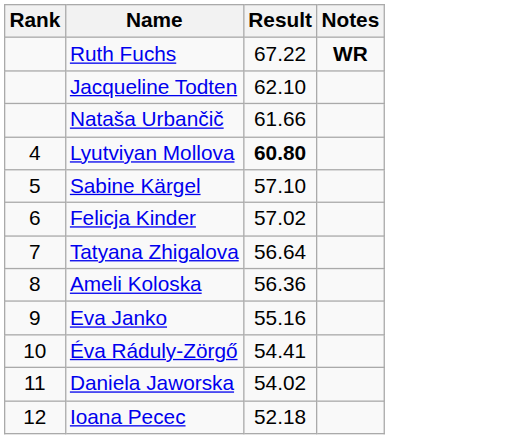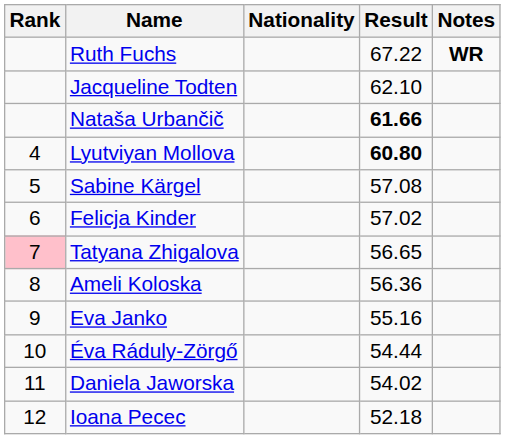+ column: (301, 20)
(280, 119) normal -> (396, 119) bold
(280, 185) 57.10 -> (396, 185) 57.08
(35, 251) no background -> (35, 251) pink background
(280, 251) 56.64 -> (396, 251) 56.65
(280, 350) 54.41 -> (396, 350) 54.44
